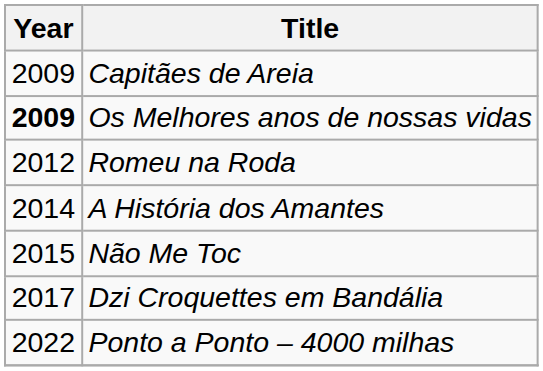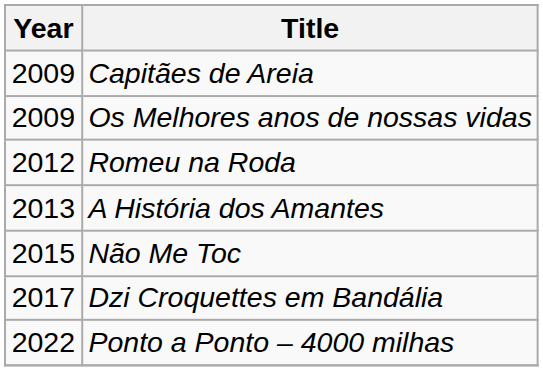(43, 118) bold -> (43, 118) normal
(43, 208) 2014 -> (43, 208) 2013
